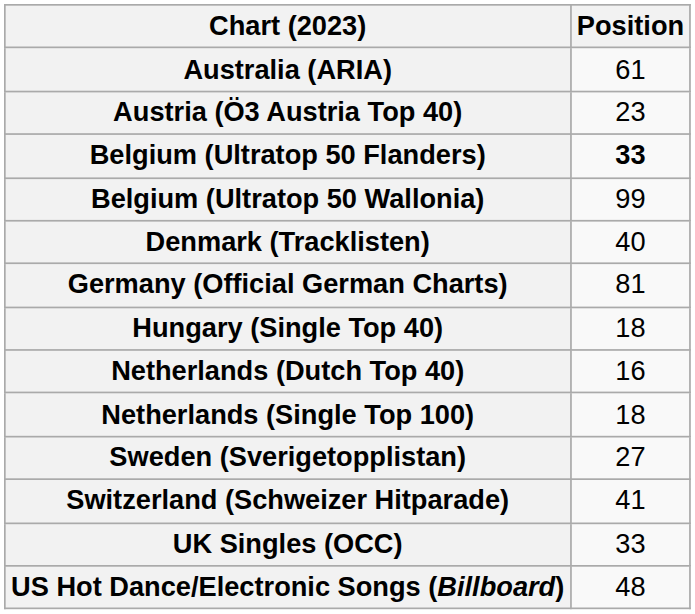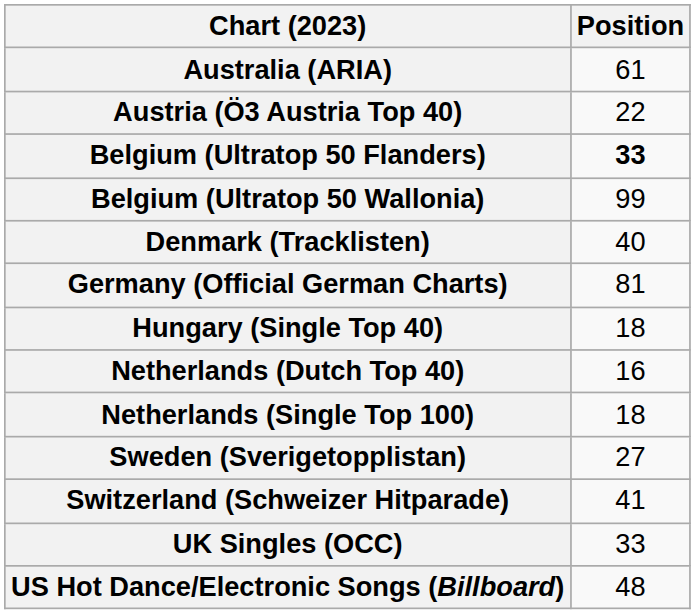(630, 112) 23 -> (630, 112) 22
